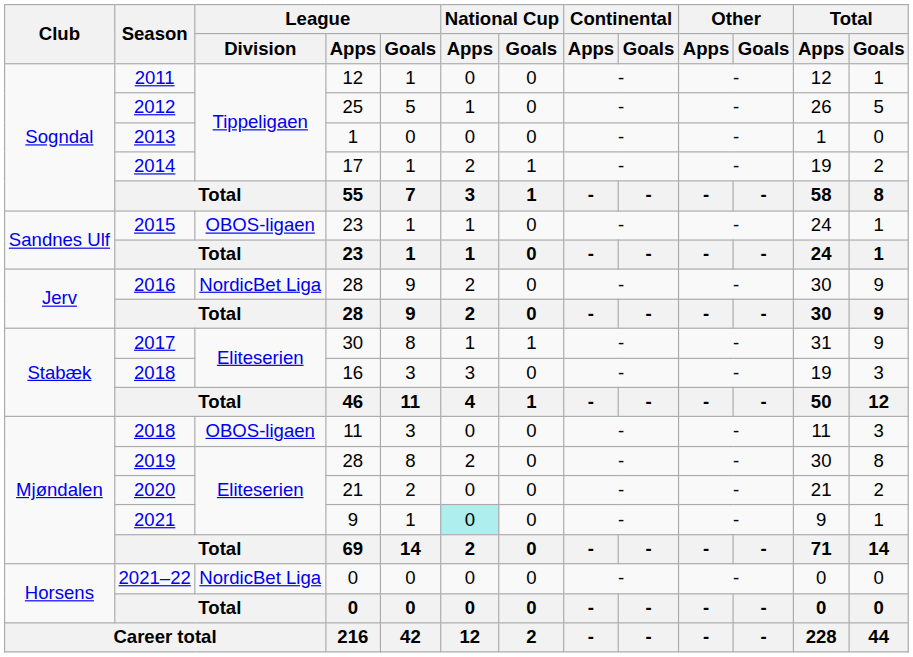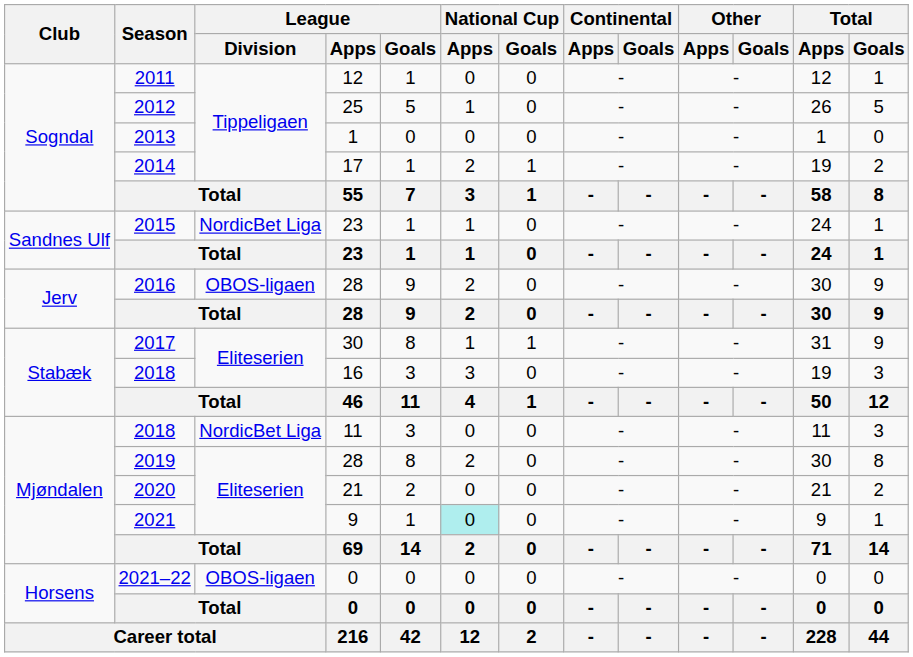(260, 225) OBOS-ligaen -> (260, 225) NordicBet Liga
(260, 284) NordicBet Liga -> (260, 284) OBOS-ligaen
(260, 431) OBOS-ligaen -> (260, 431) NordicBet Liga
(260, 578) NordicBet Liga -> (260, 578) OBOS-ligaen
